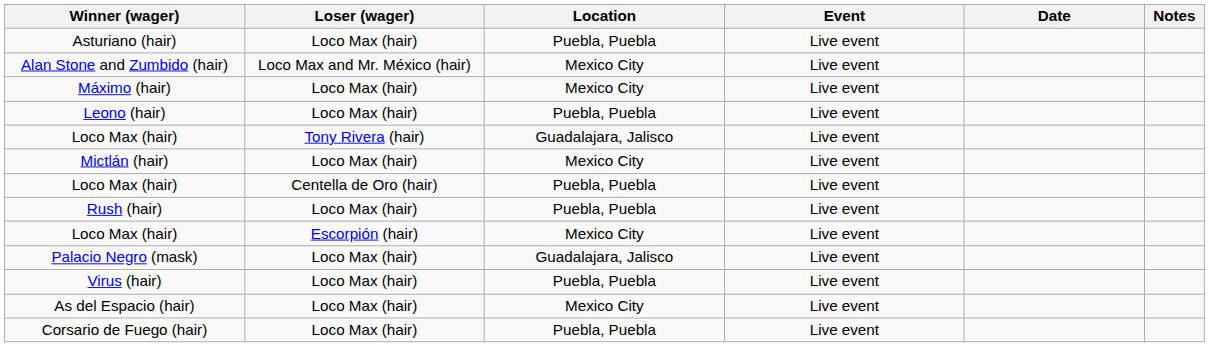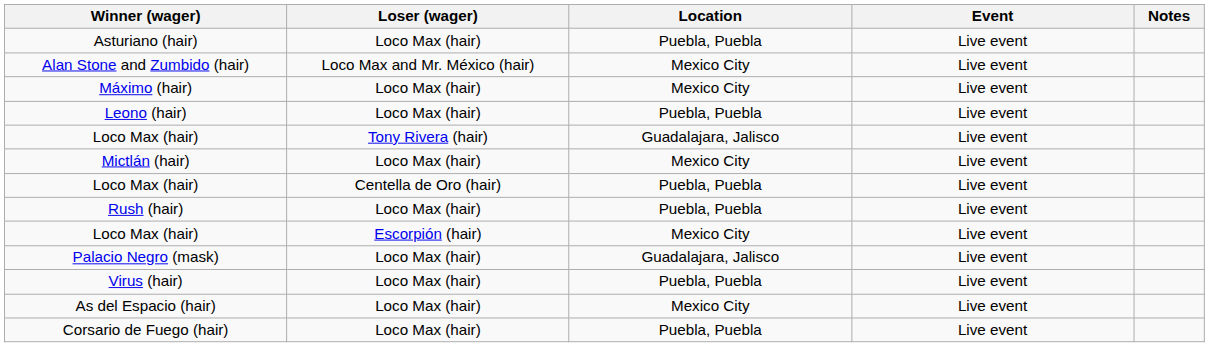- column: (1054, 16)
